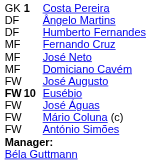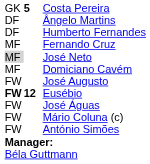(27, 8) 1 -> (27, 8) 5
(13, 57) no background -> (13, 57) lightgrey background
(30, 93) 10 -> (30, 93) 12
